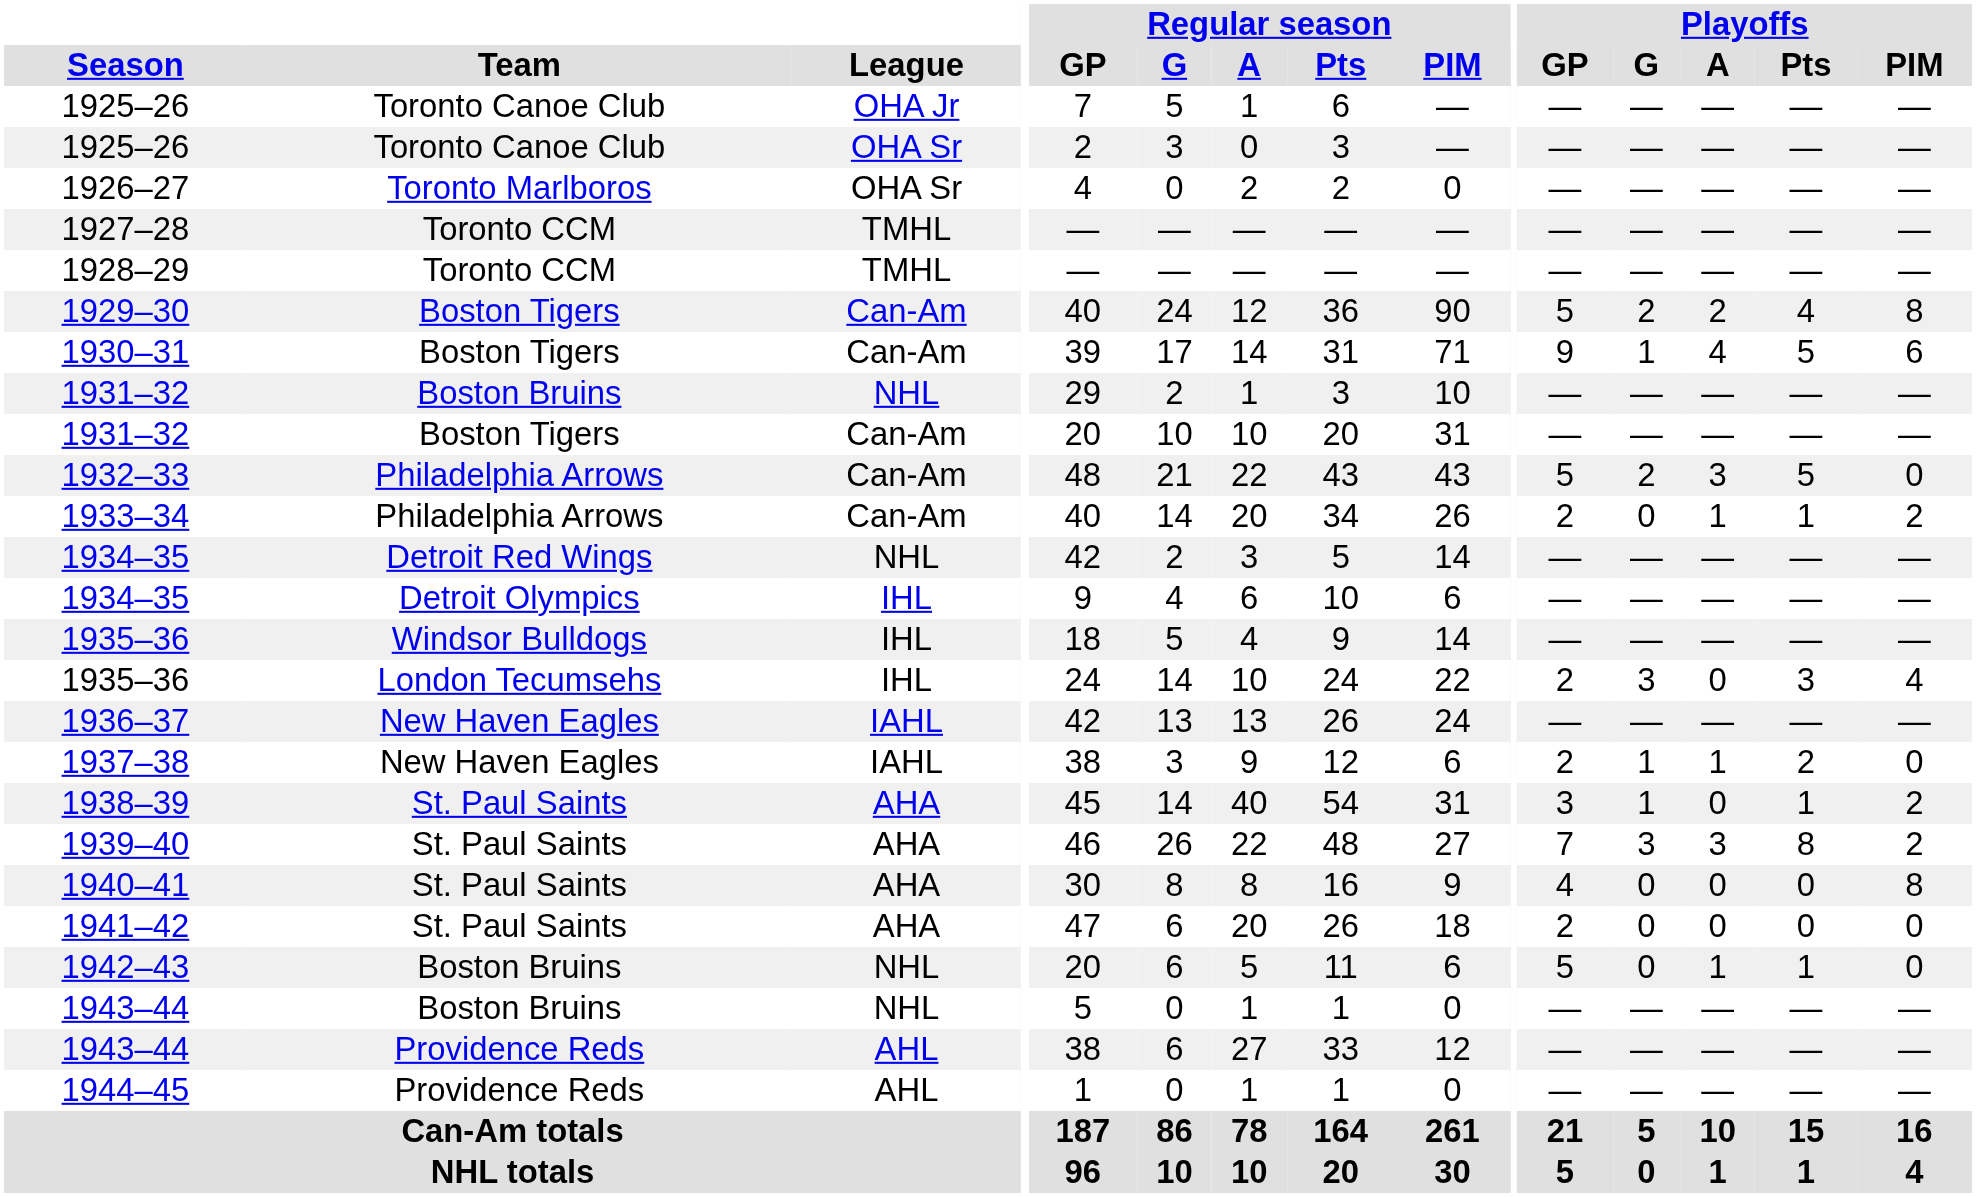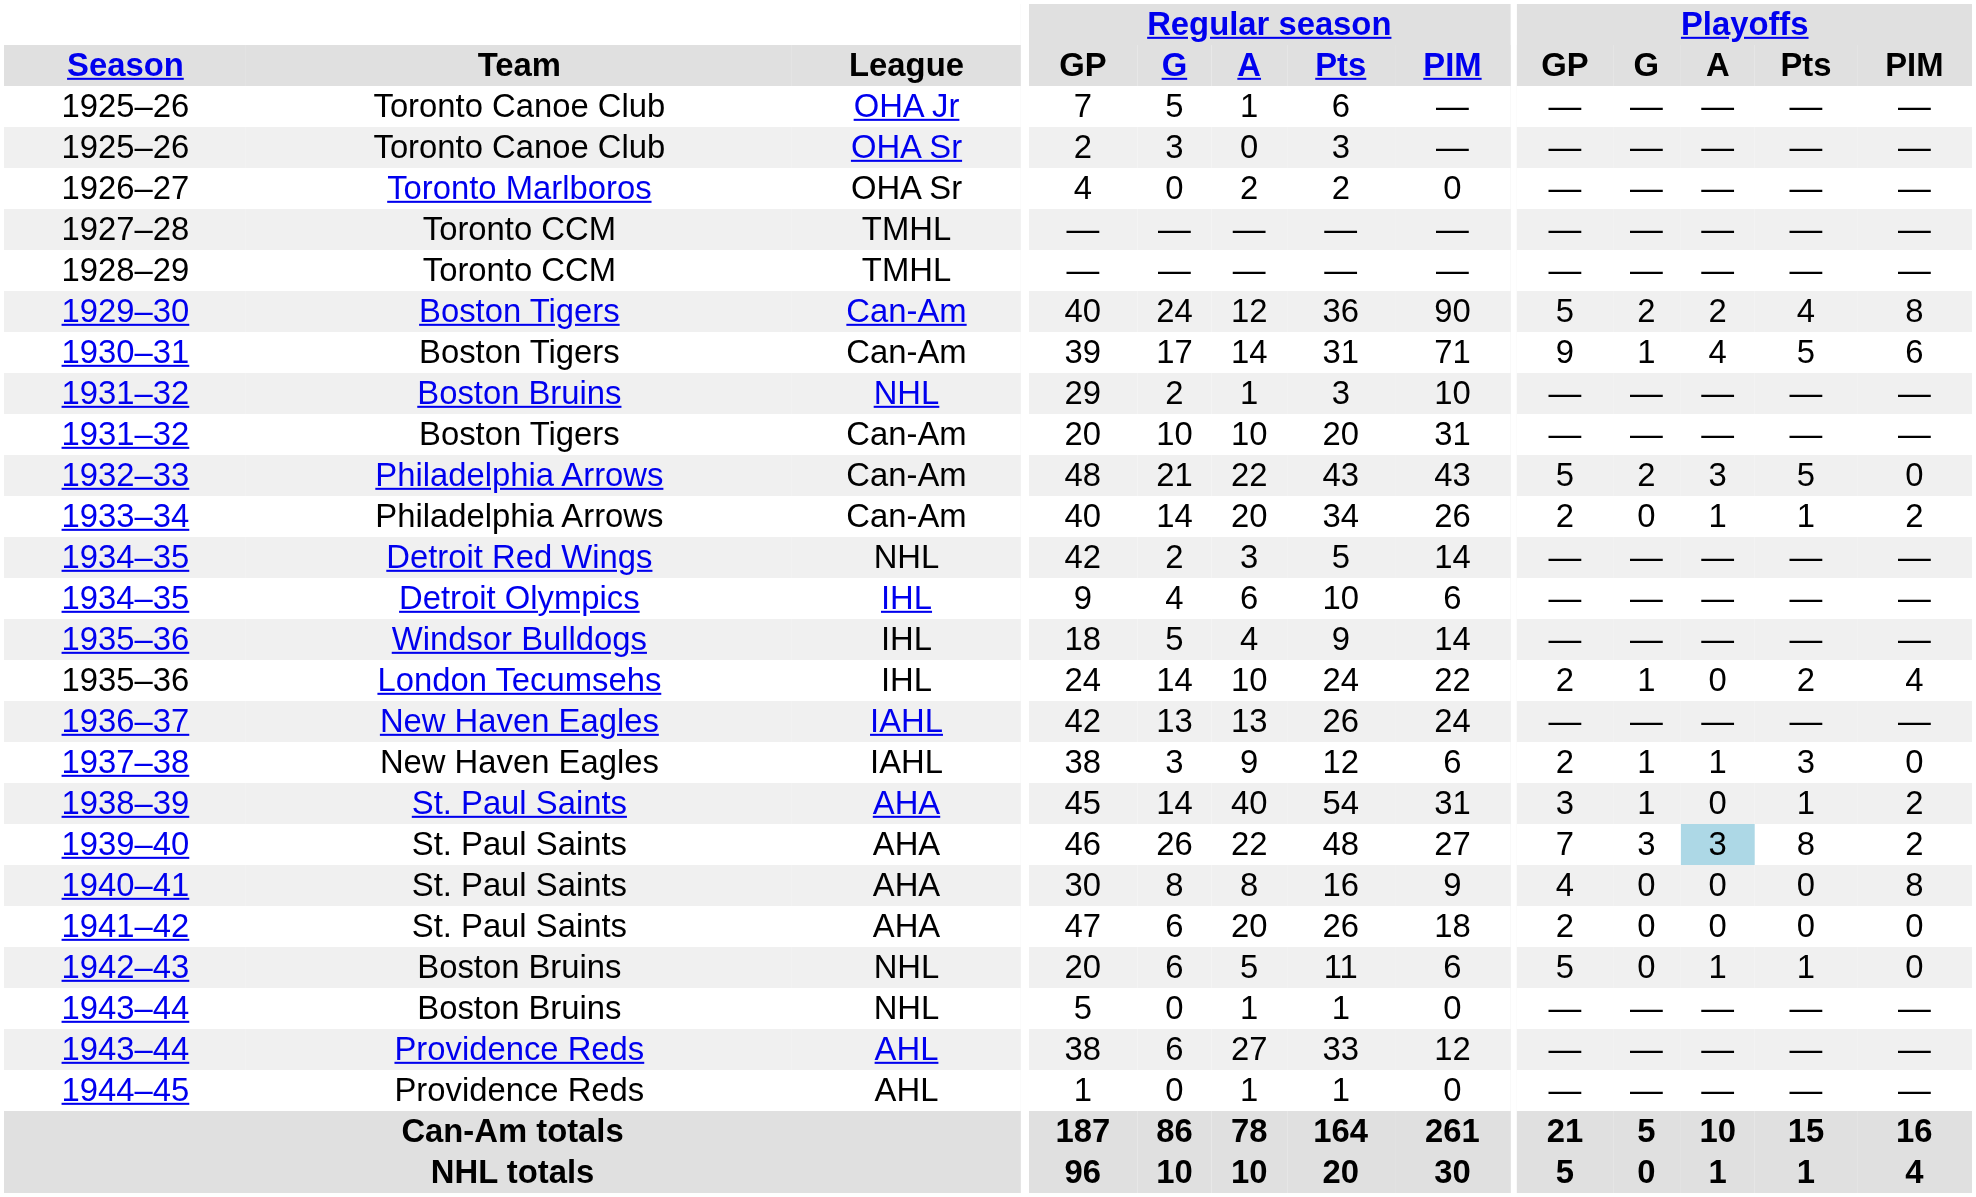(1646, 679) 3 -> (1646, 679) 1
(1806, 679) 3 -> (1806, 679) 2
(1806, 761) 2 -> (1806, 761) 3
(1718, 843) no background -> (1718, 843) lightblue background
